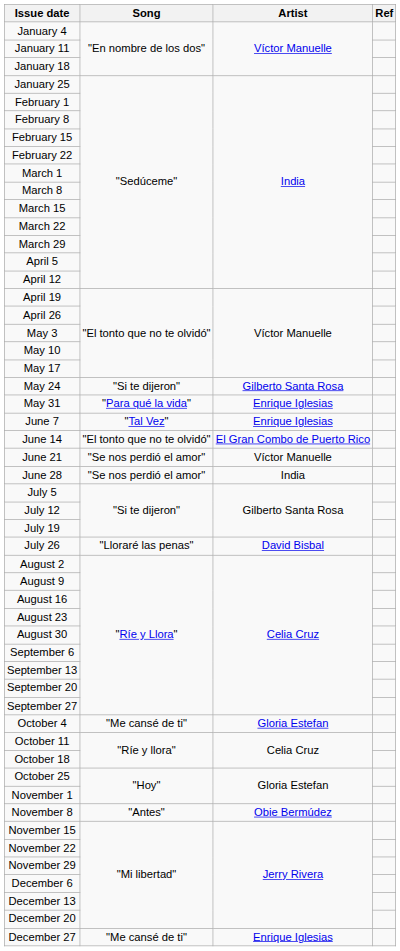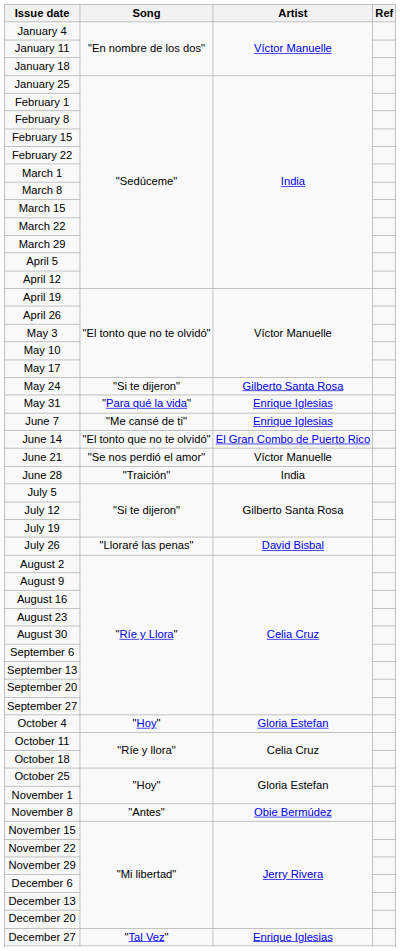(147, 421) "Tal Vez" -> (147, 421) "Me cansé de ti"
(147, 475) "Se nos perdió el amor" -> (147, 475) "Traición"
(147, 723) "Me cansé de ti" -> (147, 723) "Hoy"
(147, 937) "Me cansé de ti" -> (147, 937) "Tal Vez"
